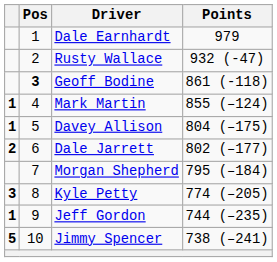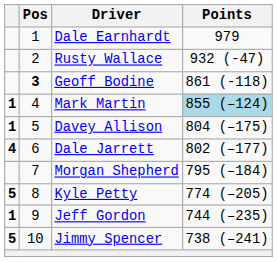(227, 105) no background -> (227, 105) lightblue background
(12, 150) 2 -> (12, 150) 4
(12, 195) 3 -> (12, 195) 5
